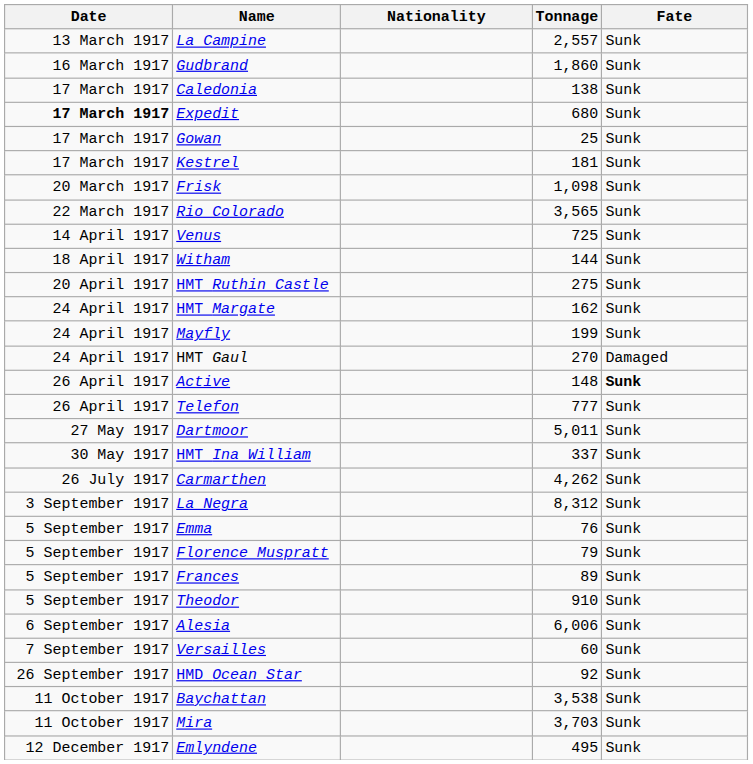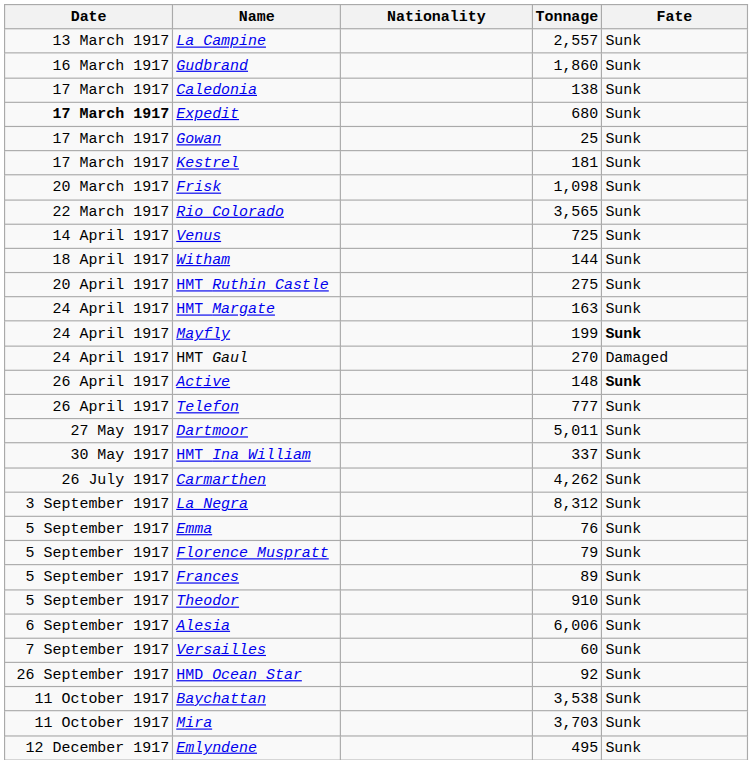(585, 309) 162 -> (585, 309) 163
(623, 334) normal -> (623, 334) bold
